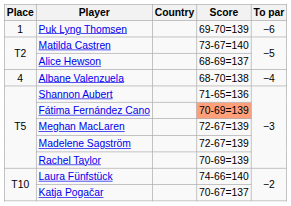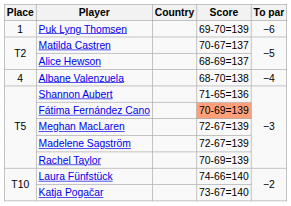(224, 45) 73-67=140 -> (224, 45) 70-67=137
(224, 193) 70-67=137 -> (224, 193) 73-67=140
